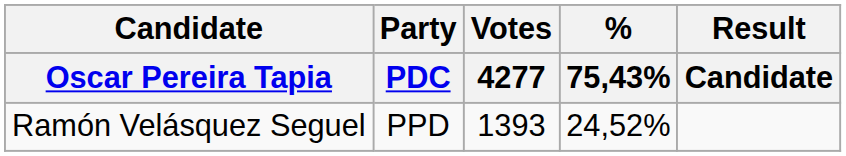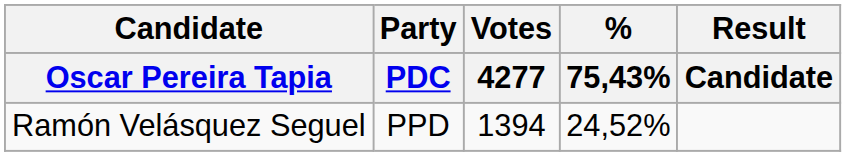(511, 126) 1393 -> (511, 126) 1394
